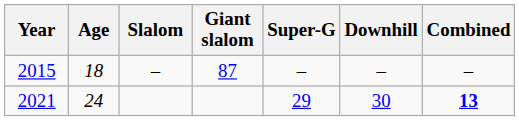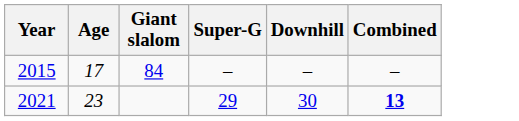- column: (155, 30)
(94, 70) 18 -> (94, 70) 17
(228, 70) 87 -> (154, 70) 84
(94, 100) 24 -> (94, 100) 23
